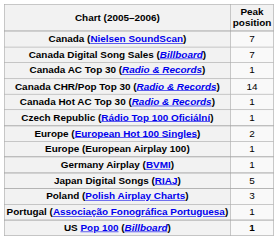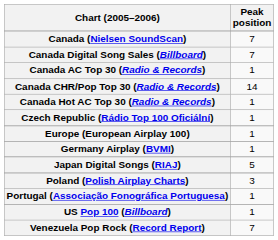- row: (117, 133)
(252, 228) bold -> (252, 212) normal
+ row: (117, 228)
